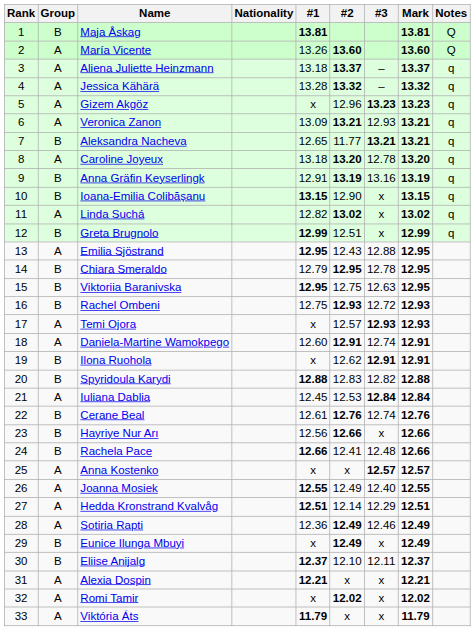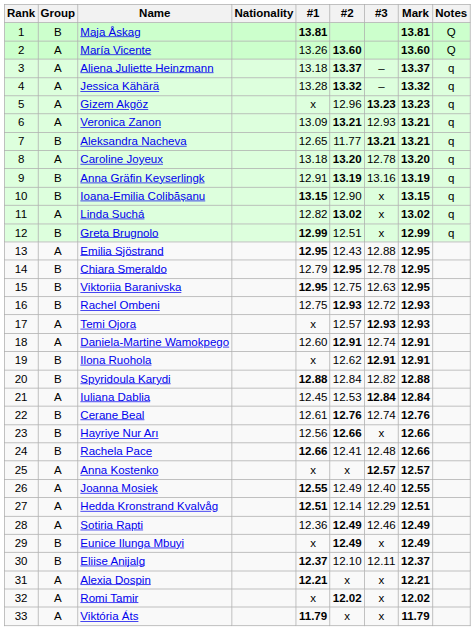(347, 379) 12.83 -> (347, 379) 12.84
